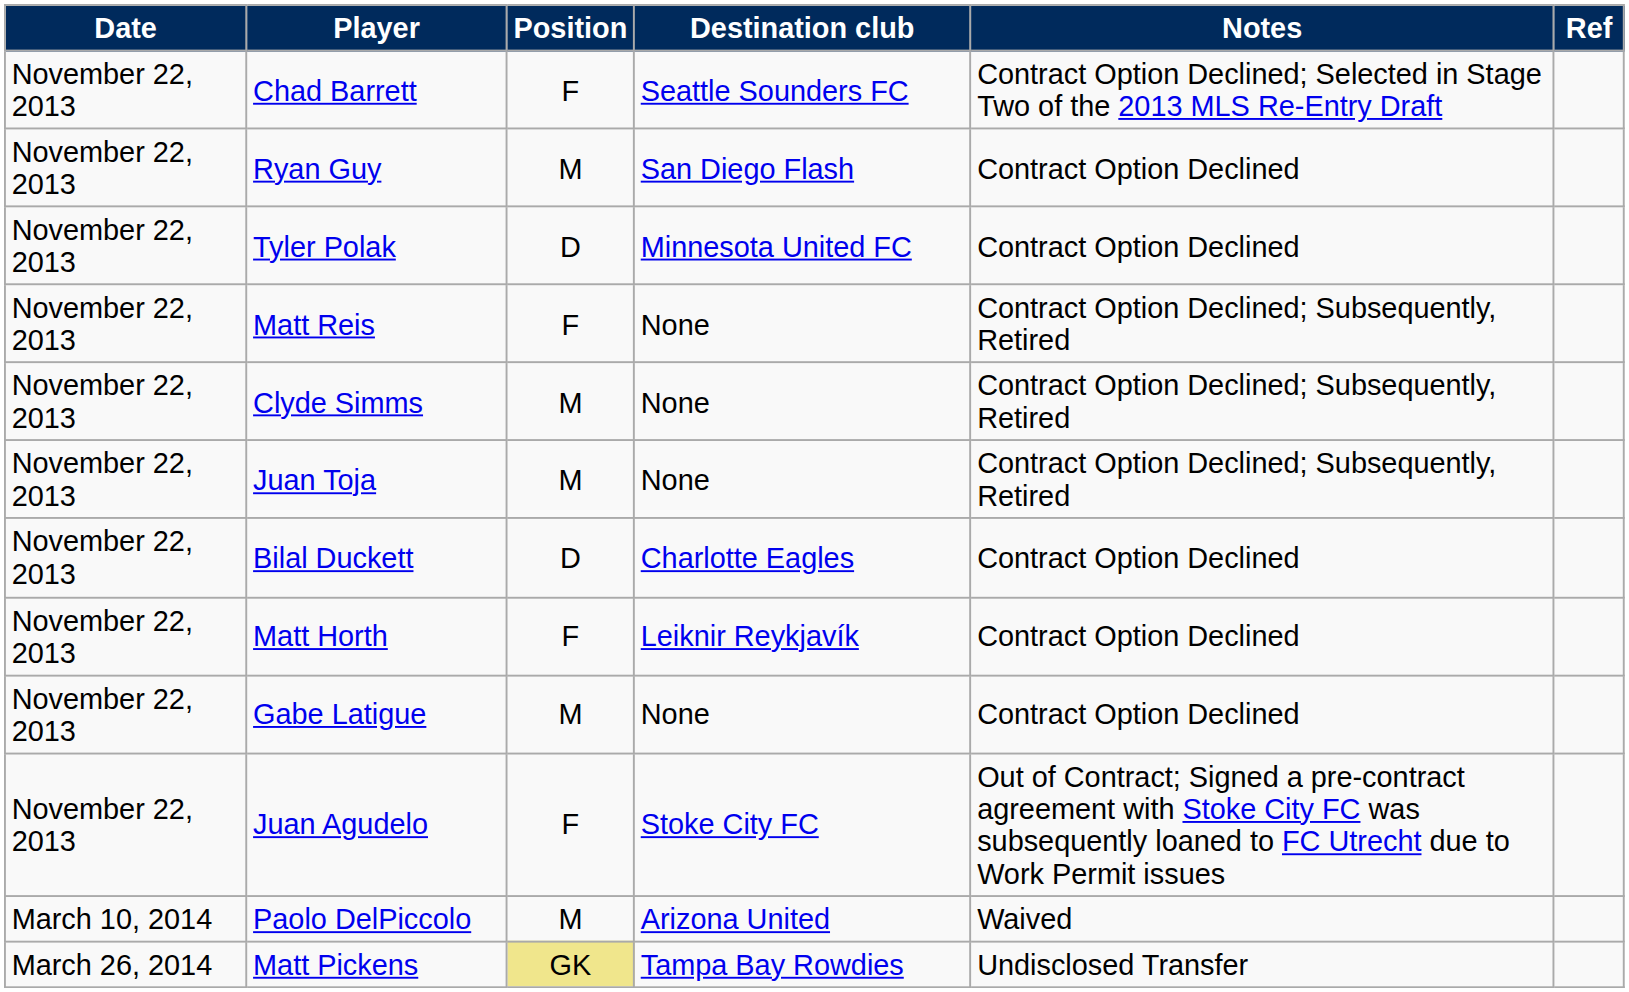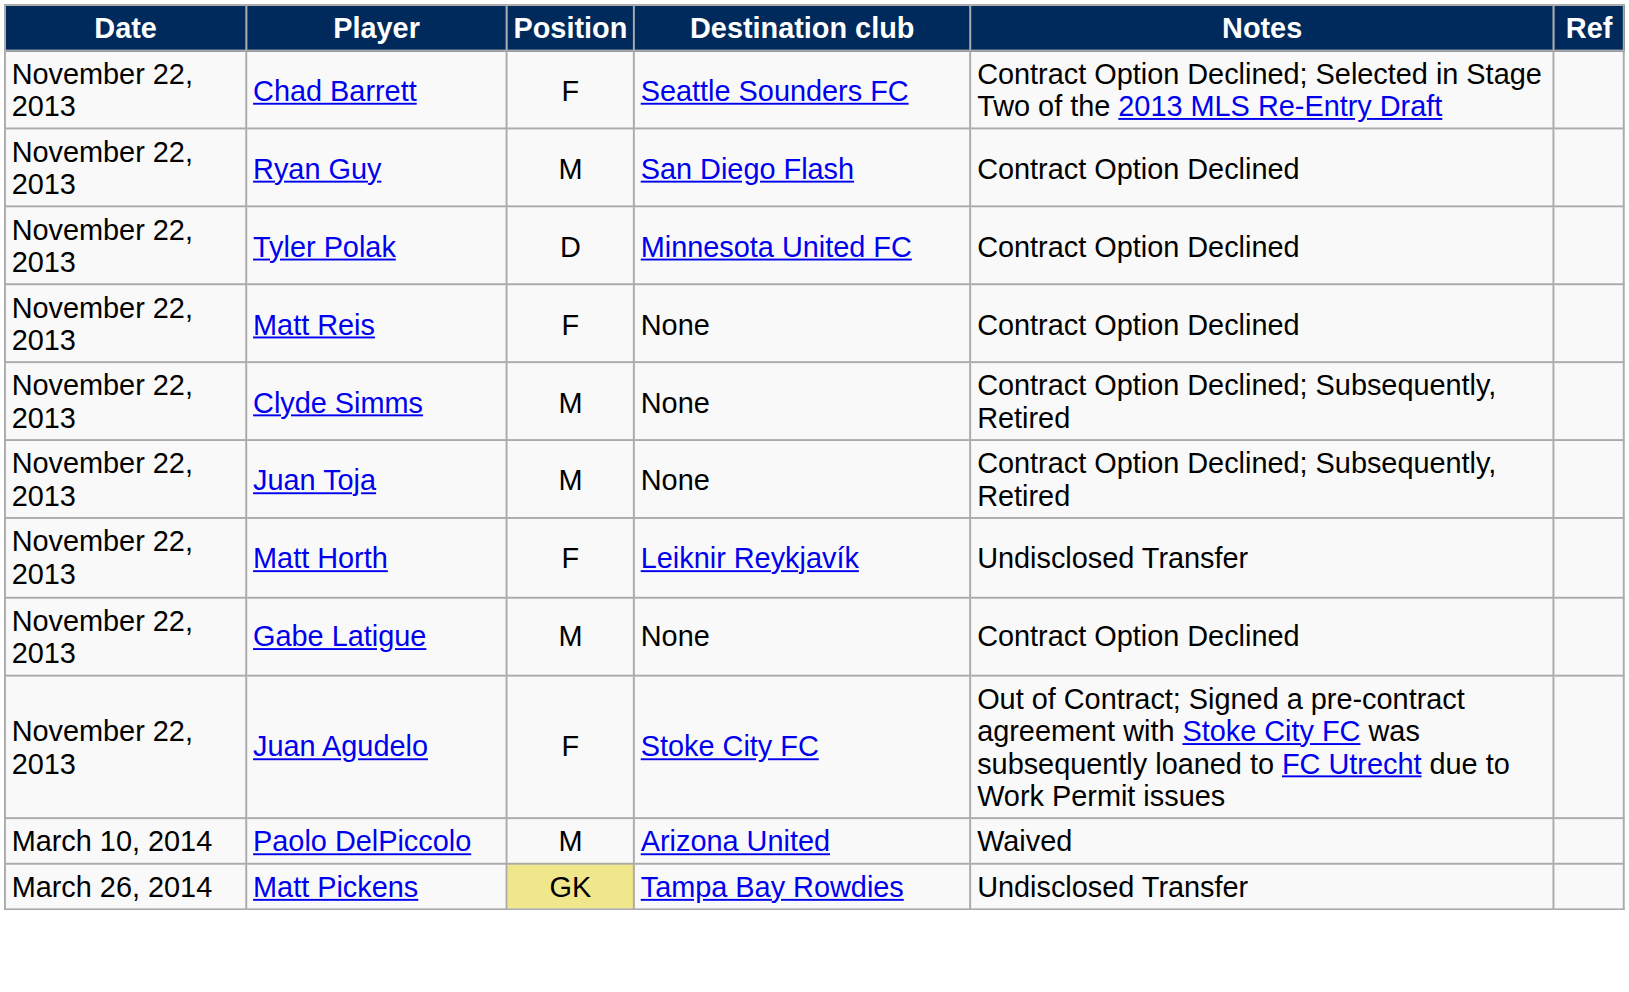(1237, 324) Contract Option Declined; Subsequently, Retired -> (1138, 324) Contract Option Declined
- row: (333, 558)
(1138, 636) Contract Option Declined -> (1113, 558) Undisclosed Transfer
